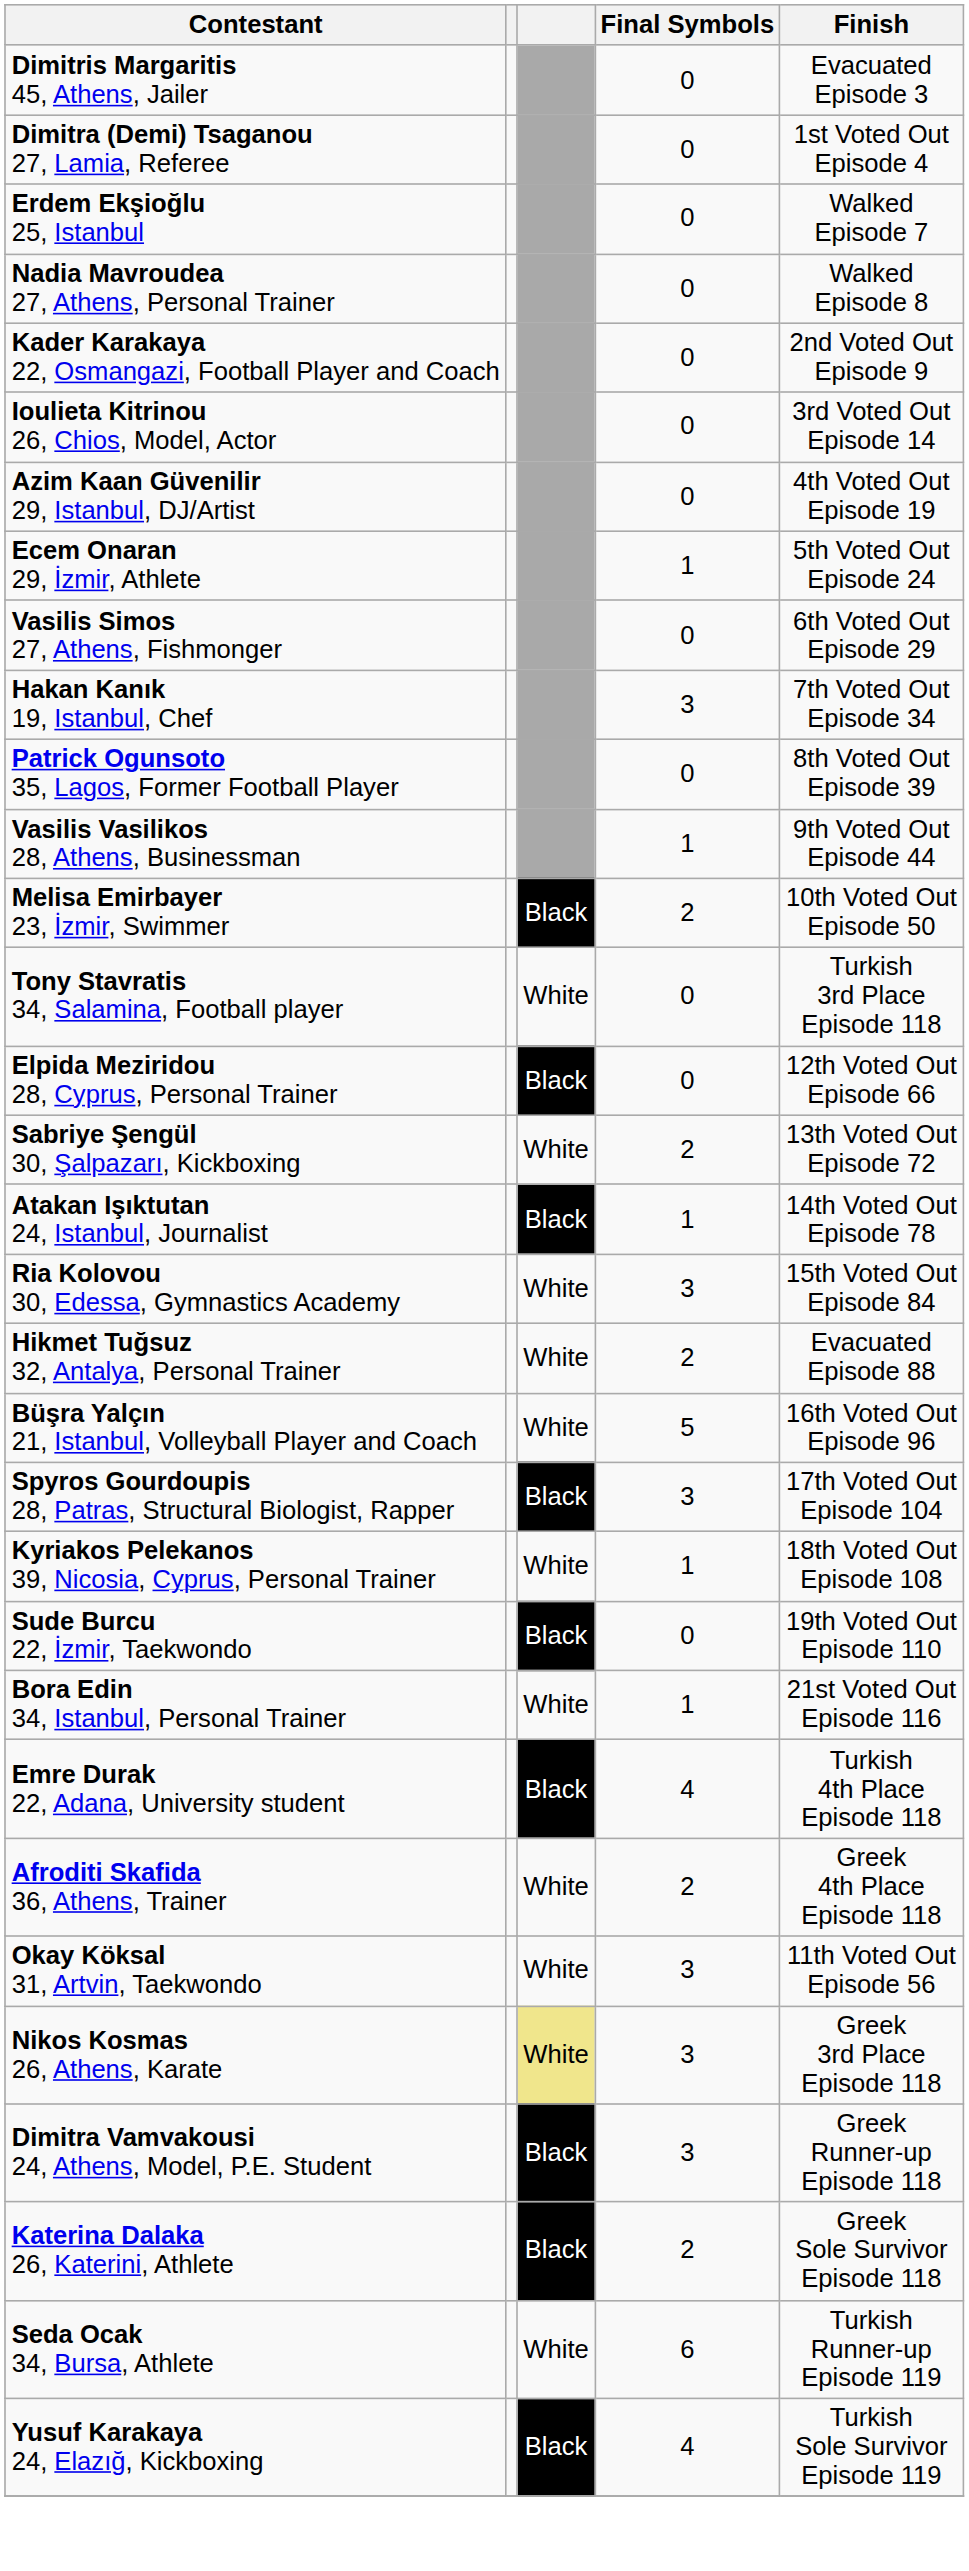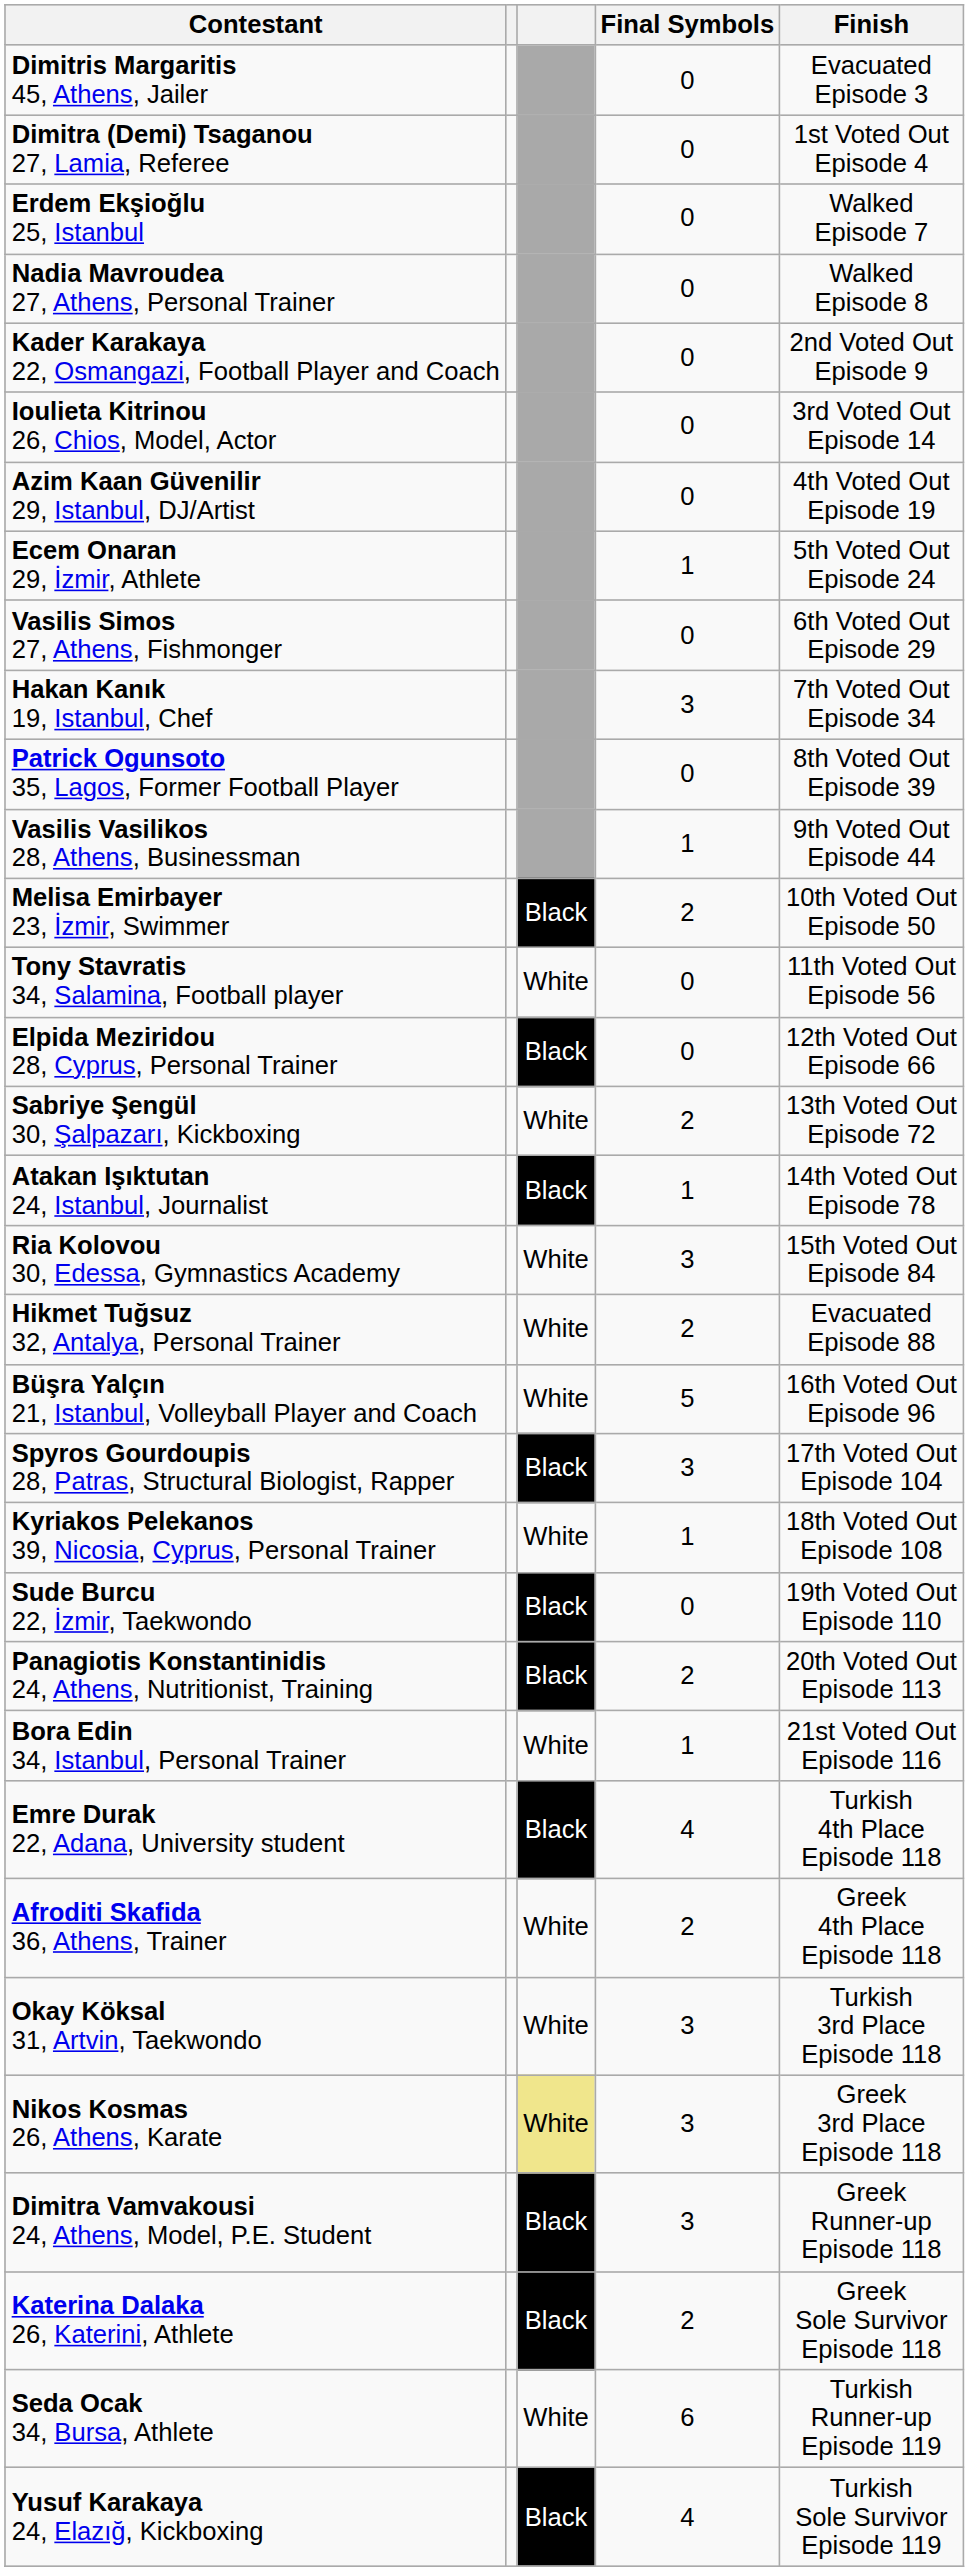(871, 996) Turkish 3rd Place Episode 118 -> (871, 982) 11th Voted Out Episode 56
+ row: (192, 1676)
(871, 1970) 11th Voted Out Episode 56 -> (871, 2025) Turkish 3rd Place Episode 118
